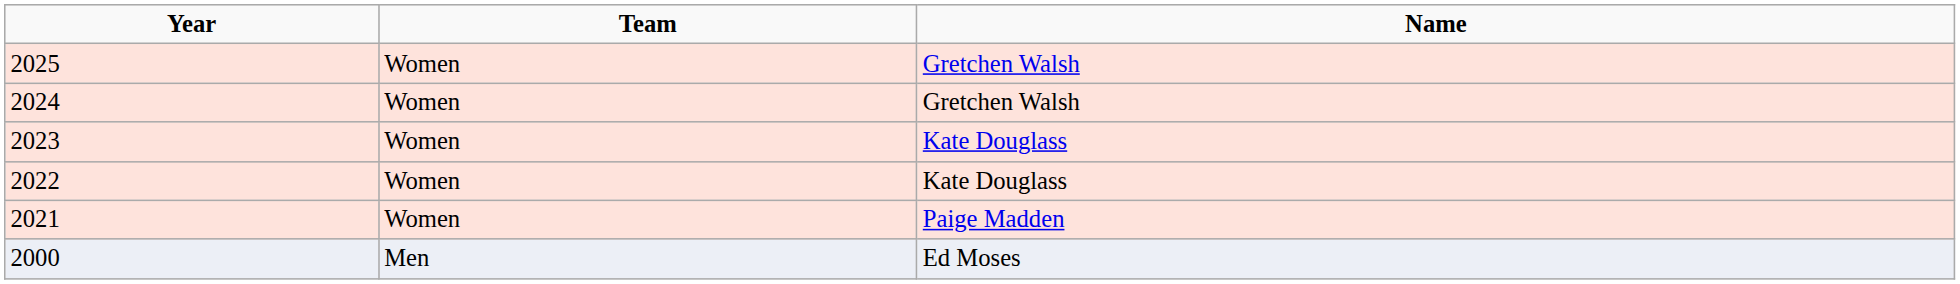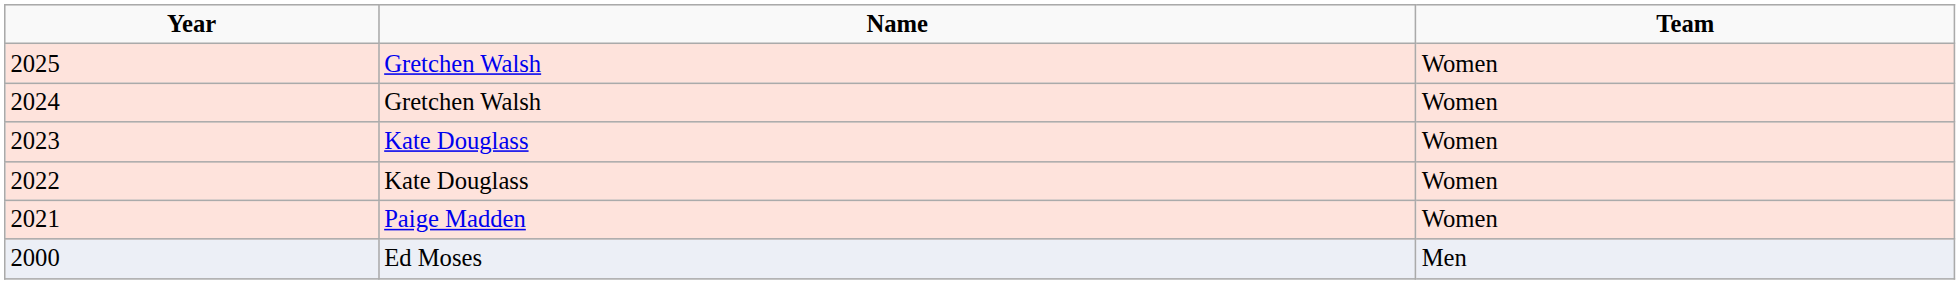columns swapped: (648, 24) <-> (1436, 24)
